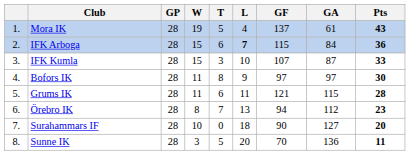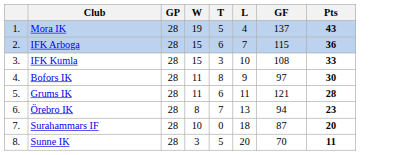- column: (331, 12)
(245, 45) bold -> (245, 45) normal
(281, 61) 107 -> (281, 61) 108
(281, 126) 90 -> (281, 126) 87
